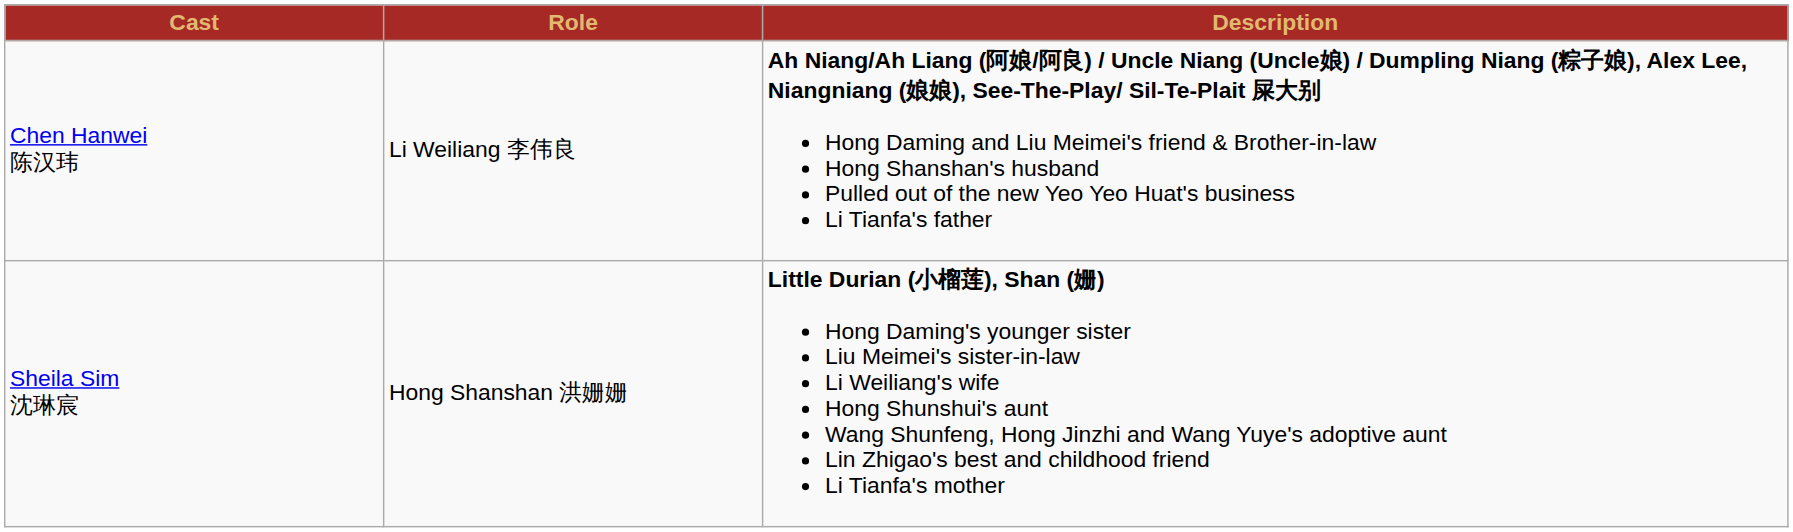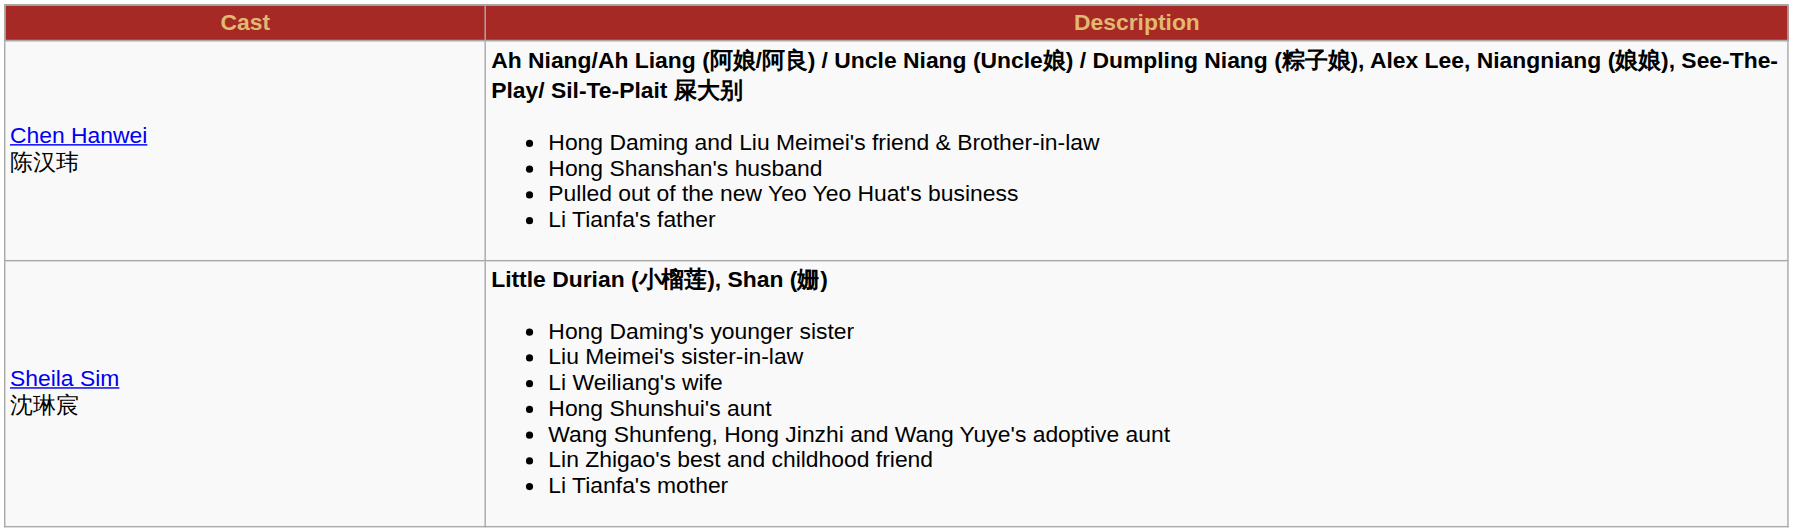- column: (573, 22)
